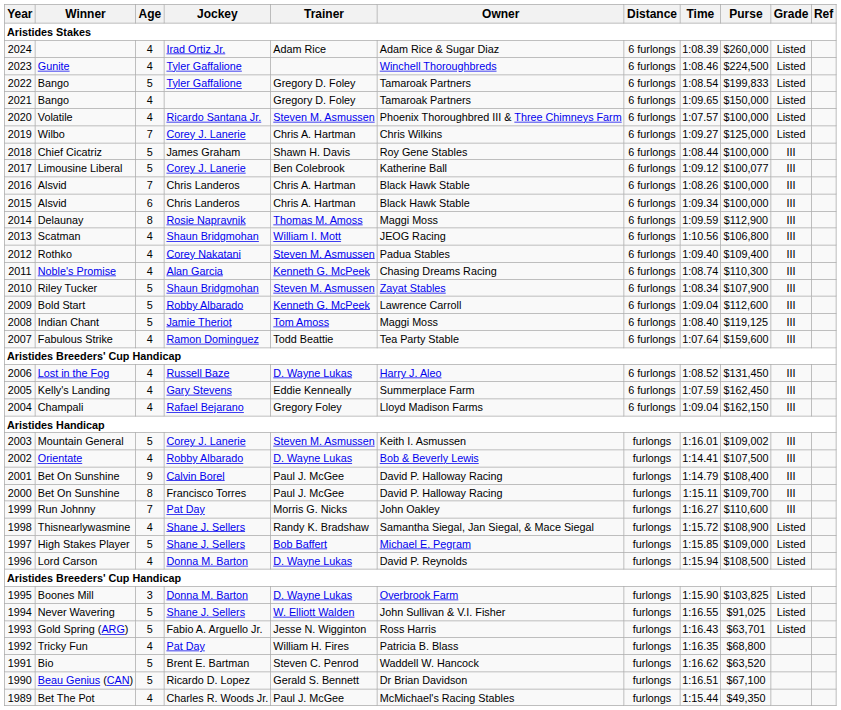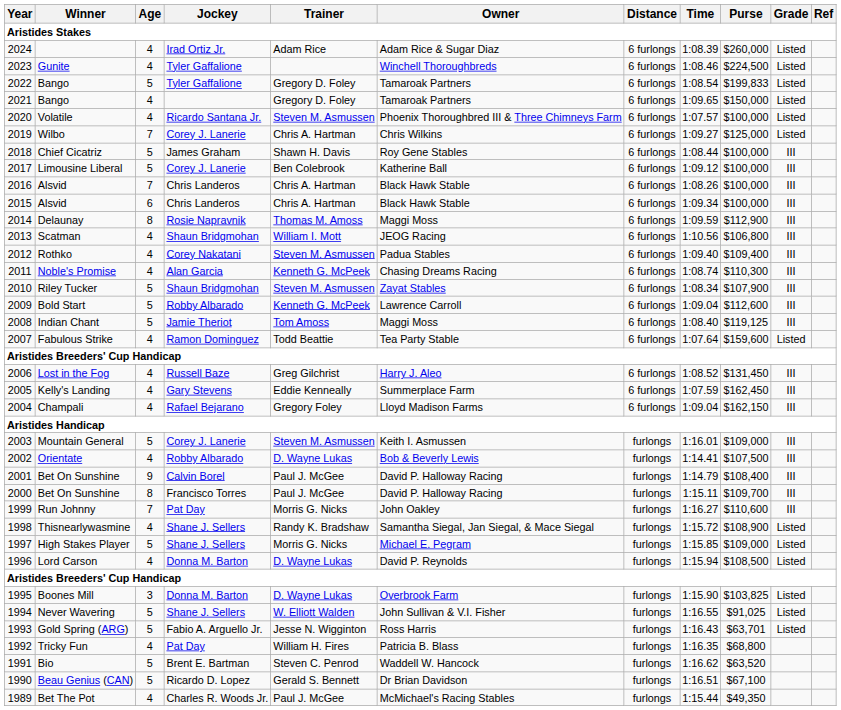(746, 168) $100,077 -> (746, 168) $100,000
(791, 339) III -> (791, 339) Listed
(313, 373) D. Wayne Lukas -> (306, 373) Greg Gilchrist
(746, 441) $109,002 -> (746, 441) $109,000
(300, 544) Bob Baffert -> (310, 544) Morris G. Nicks
